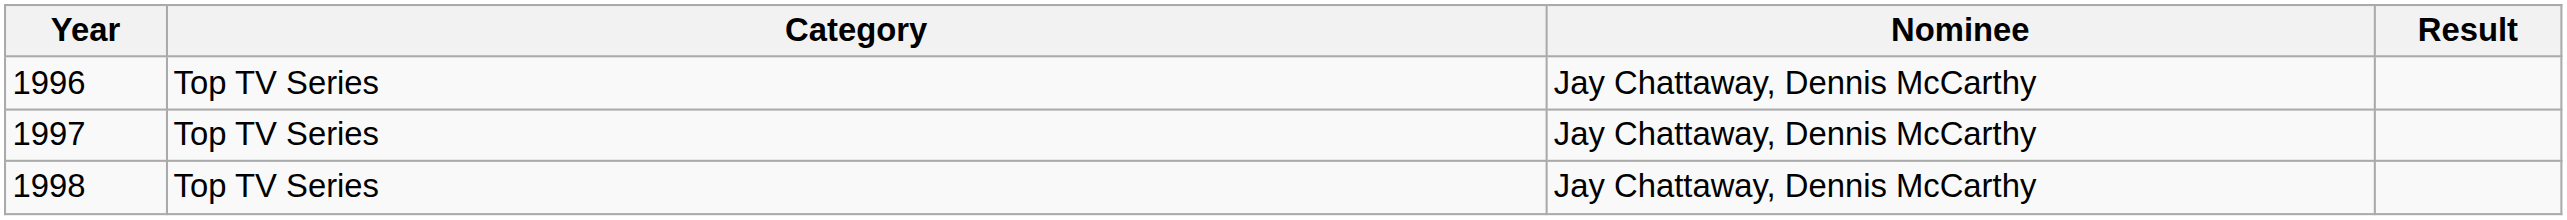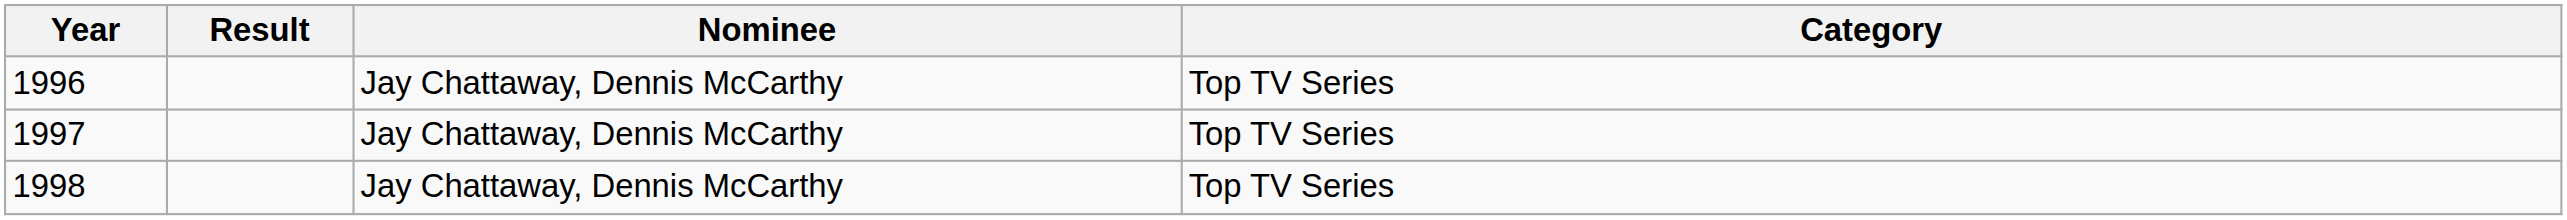columns swapped: (856, 30) <-> (2468, 30)
